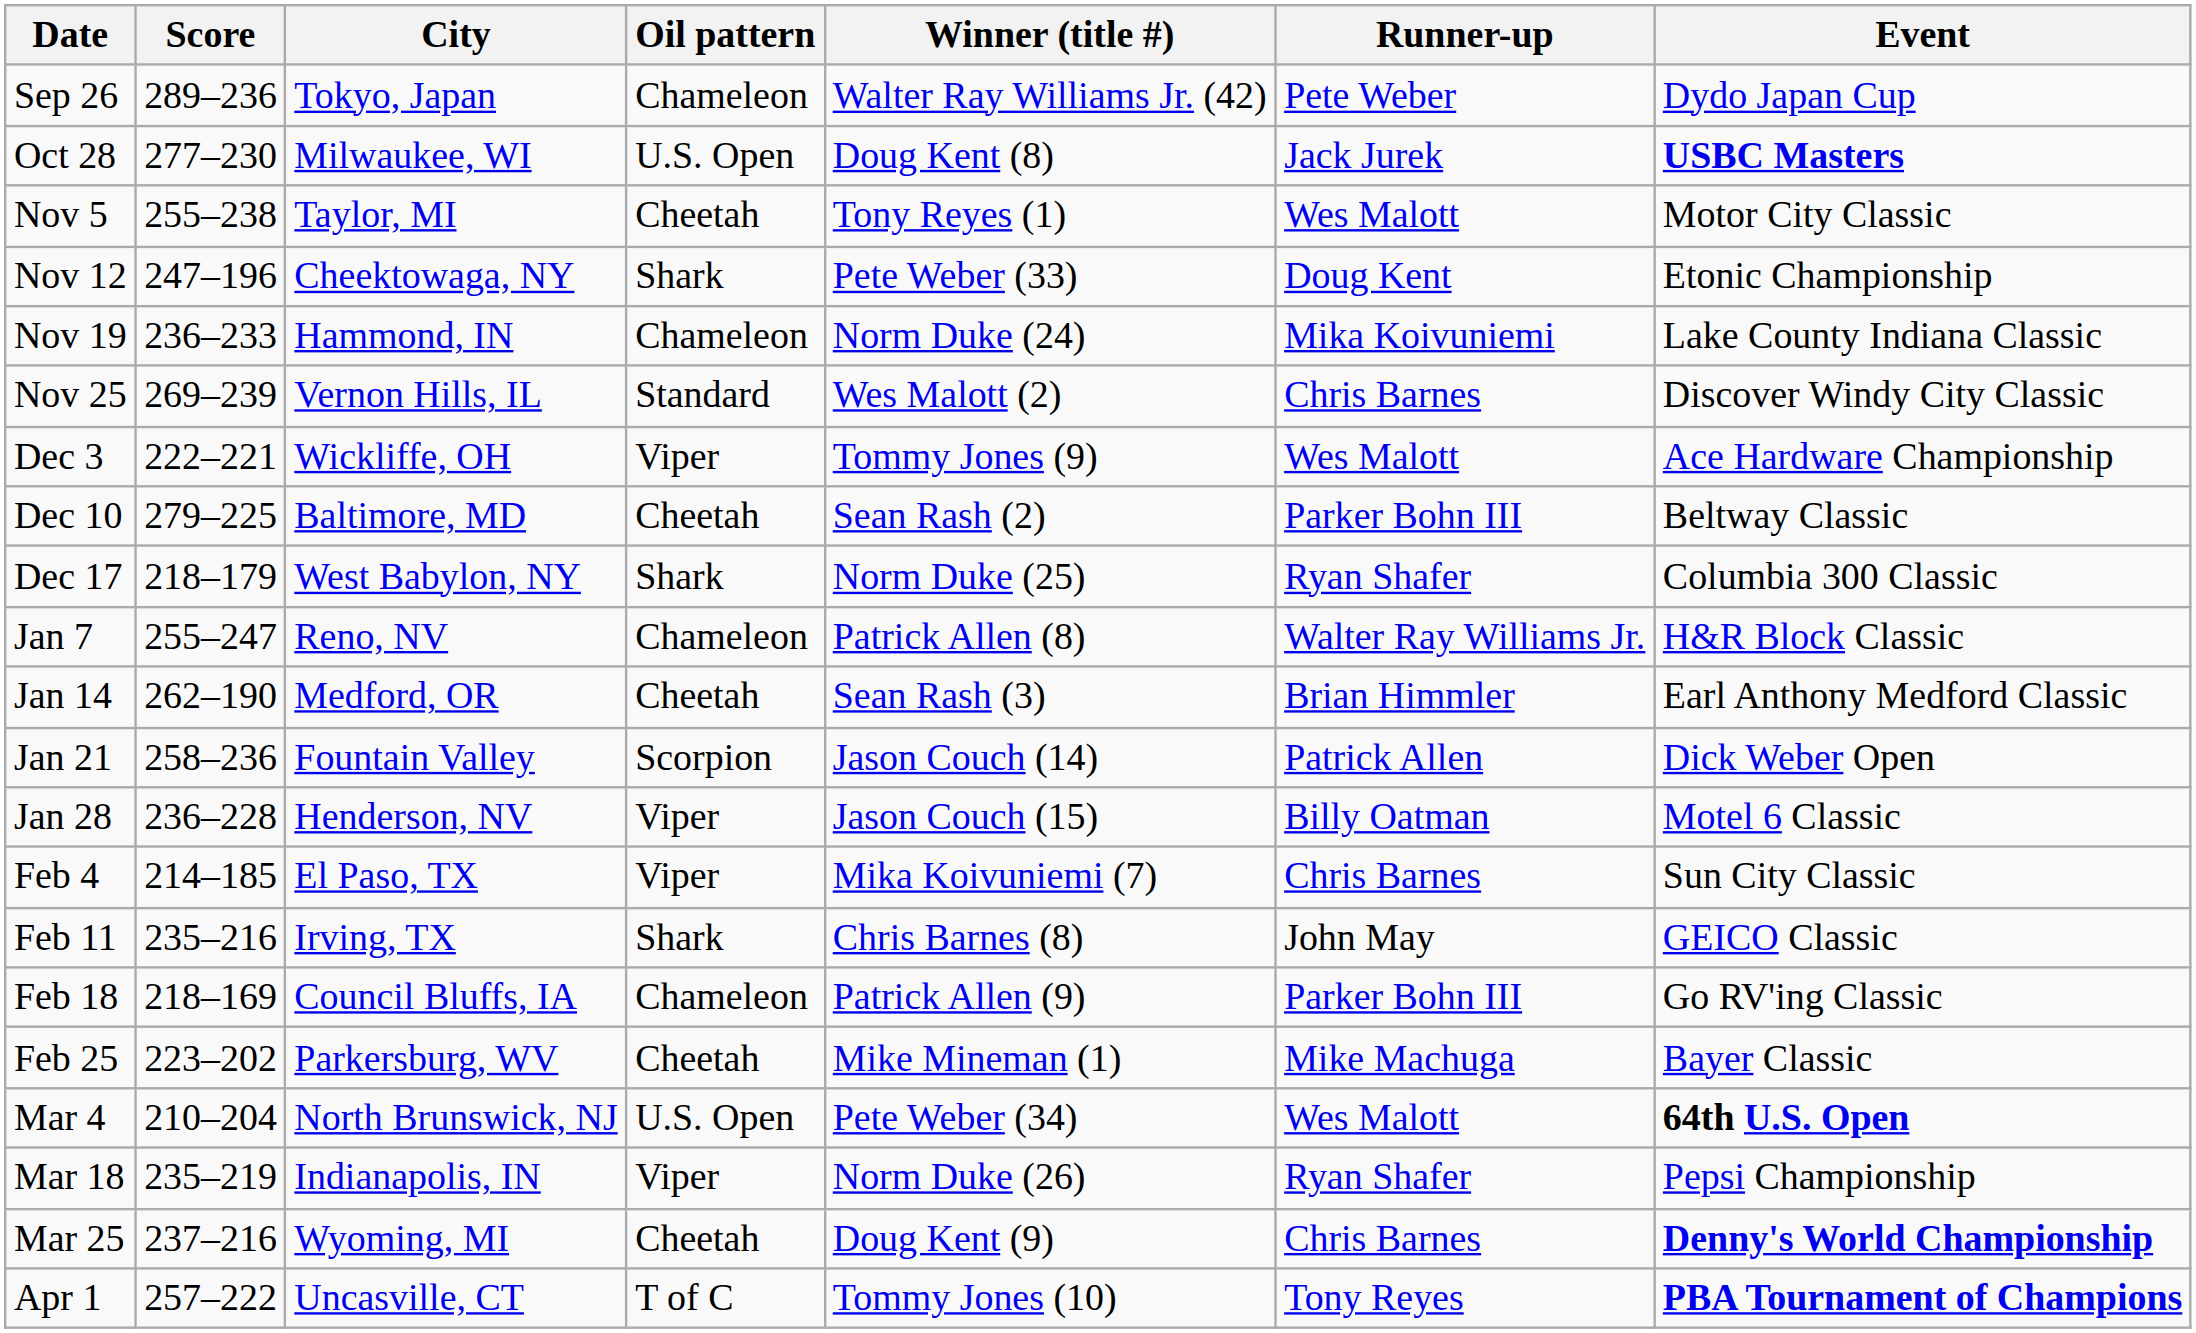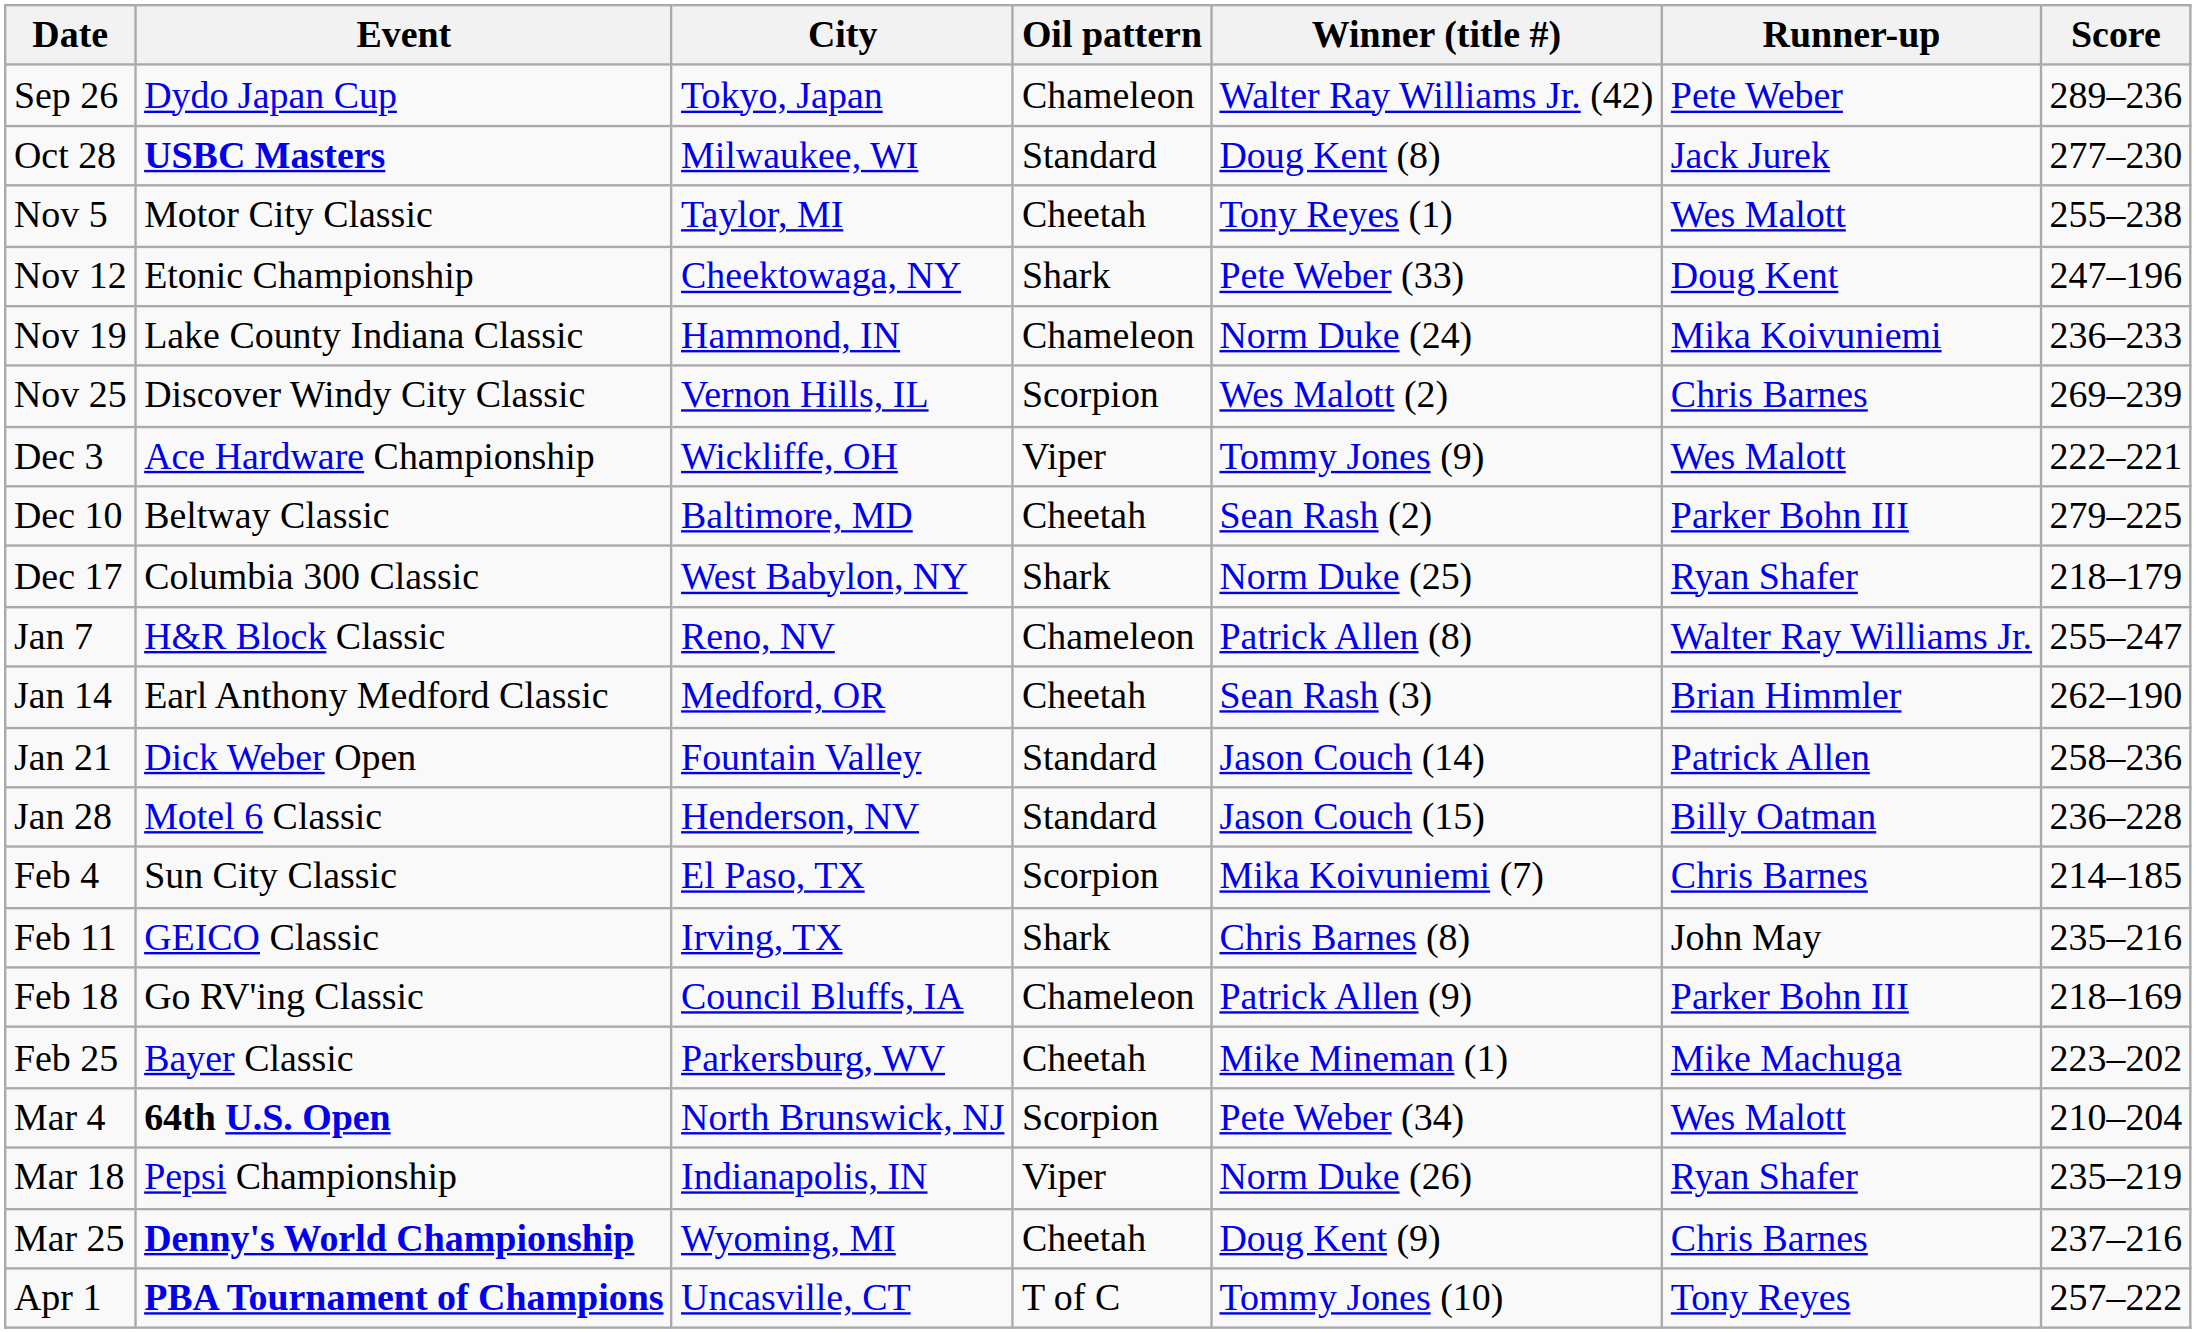columns swapped: (1923, 34) <-> (210, 34)
(715, 154) U.S. Open -> (1089, 154) Standard
(703, 395) Standard -> (1090, 395) Scorpion
(704, 756) Scorpion -> (1089, 756) Standard
(677, 816) Viper -> (1089, 816) Standard
(677, 876) Viper -> (1090, 876) Scorpion
(715, 1117) U.S. Open -> (1090, 1117) Scorpion
